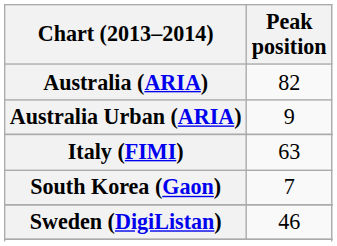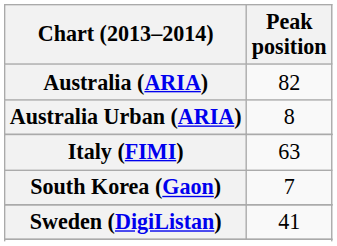(289, 116) 9 -> (289, 116) 8
(289, 221) 46 -> (289, 221) 41
